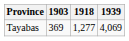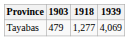(56, 28) 369 -> (56, 28) 479
